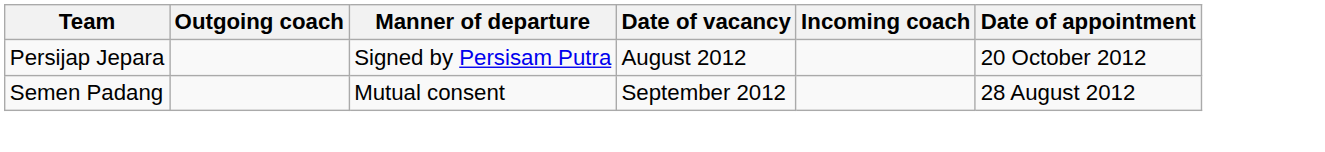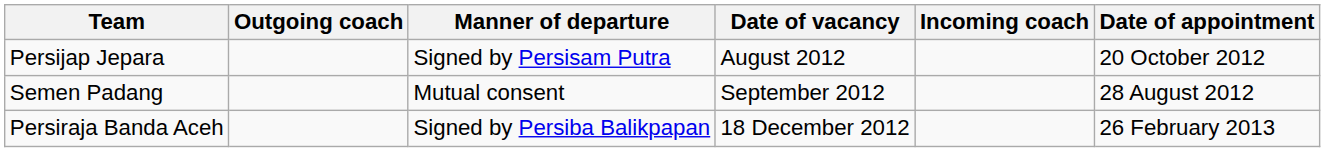+ row: (117, 127)
